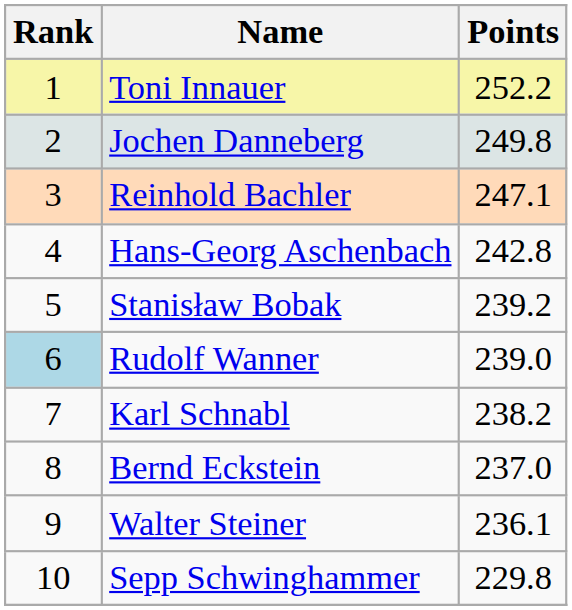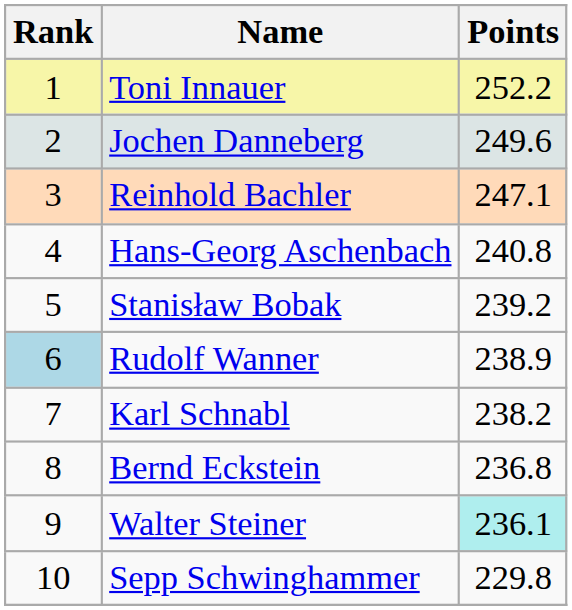(513, 140) 249.8 -> (513, 140) 249.6
(513, 250) 242.8 -> (513, 250) 240.8
(513, 359) 239.0 -> (513, 359) 238.9
(513, 468) 237.0 -> (513, 468) 236.8
(513, 522) no background -> (513, 522) paleturquoise background
